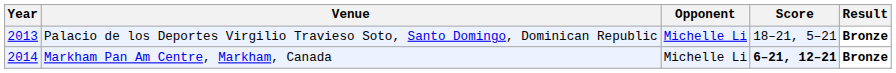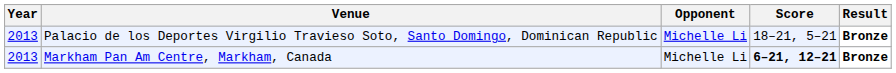(23, 57) 2014 -> (23, 57) 2013
